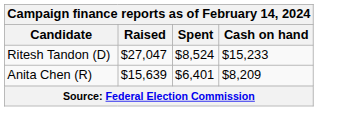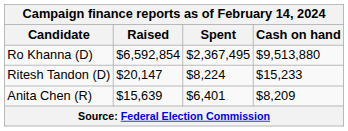+ row: (50, 55)
(144, 55) $27,047 -> (139, 75) $20,147
(195, 55) $8,524 -> (206, 75) $8,224
